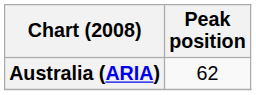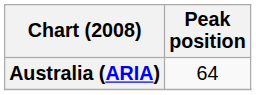(207, 73) 62 -> (207, 73) 64
